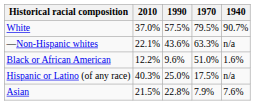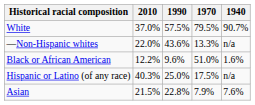(148, 44) 22.1% -> (148, 44) 22.0%
(206, 44) 63.3% -> (206, 44) 13.3%
